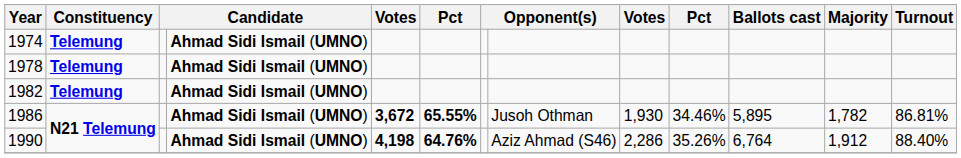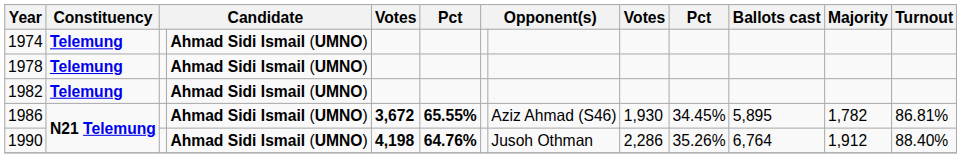(542, 116) Jusoh Othman -> (554, 116) Aziz Ahmad (S46)
(699, 116) 34.46% -> (699, 116) 34.45%
(554, 141) Aziz Ahmad (S46) -> (542, 141) Jusoh Othman
